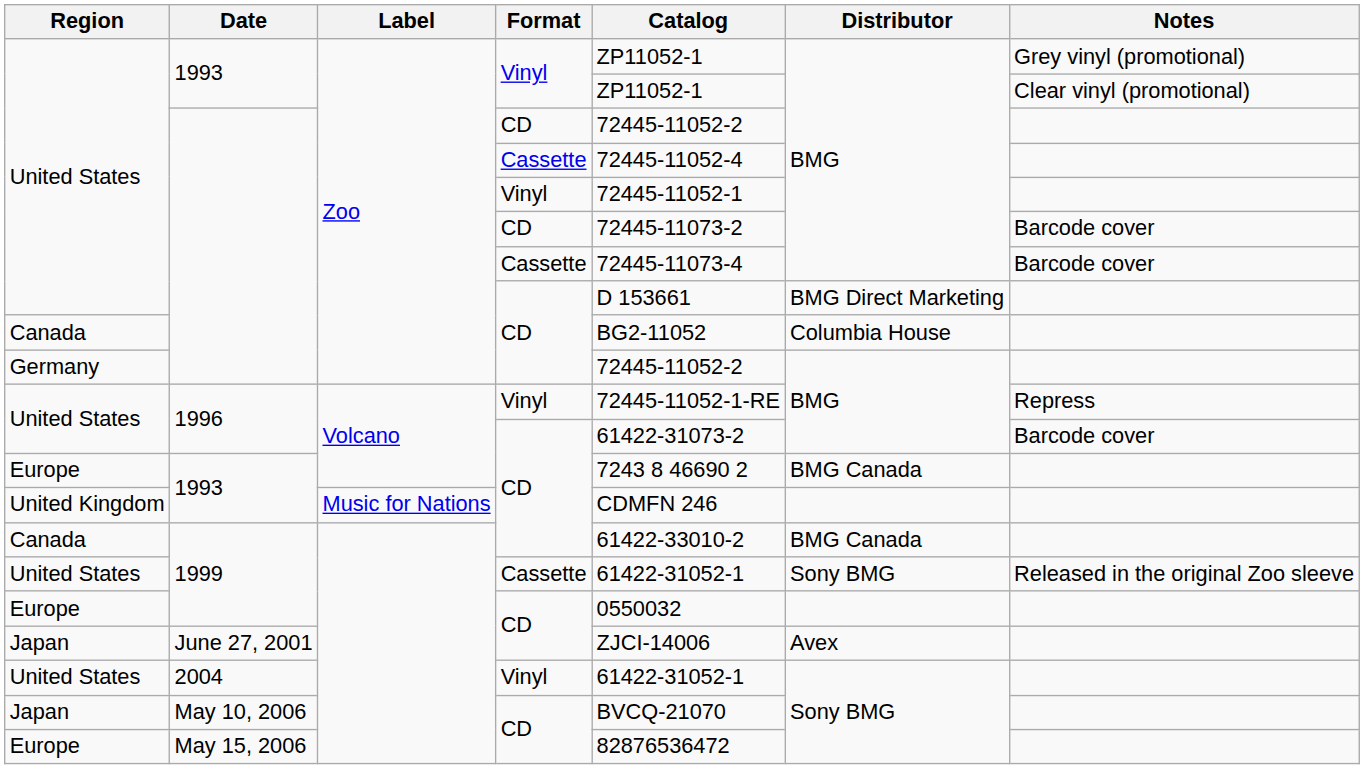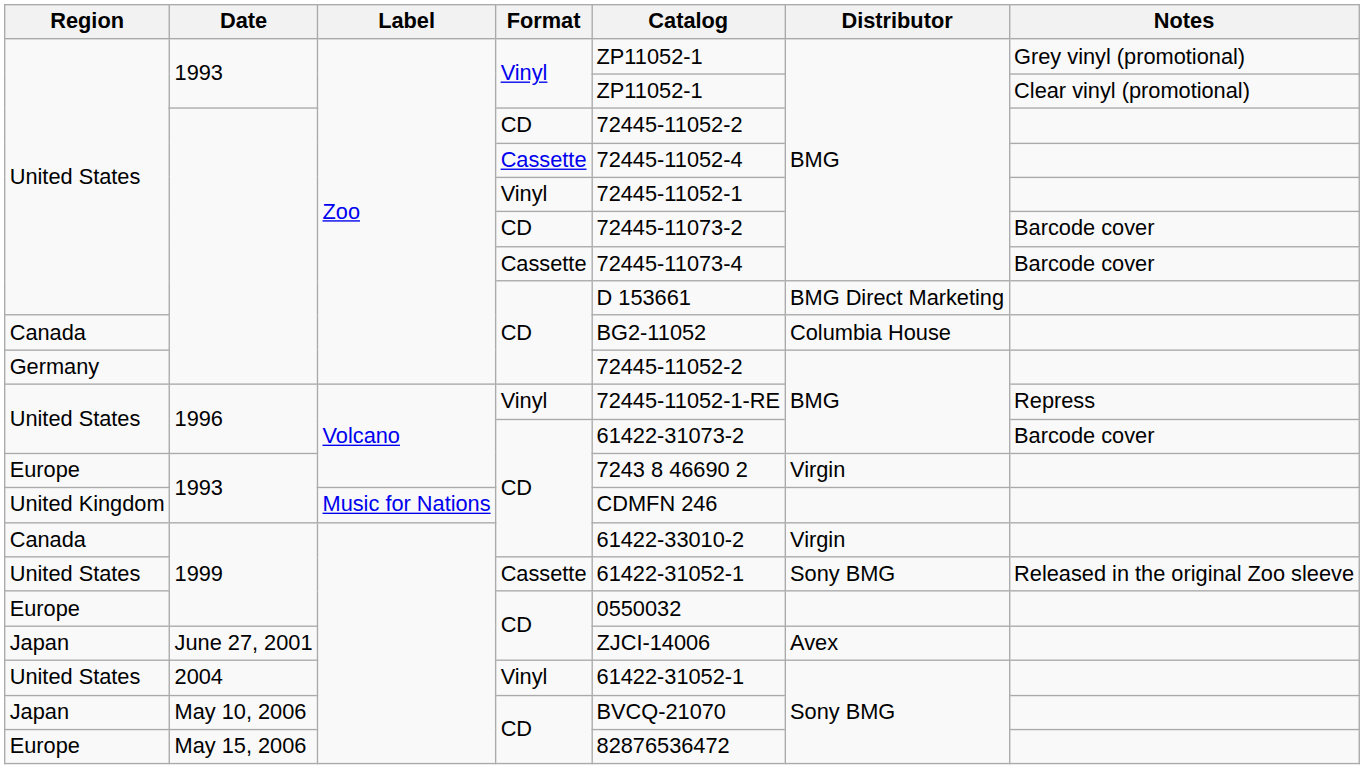(856, 470) BMG Canada -> (818, 470) Virgin
(856, 539) BMG Canada -> (818, 539) Virgin
